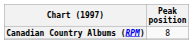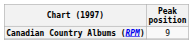(168, 33) 8 -> (168, 33) 9
